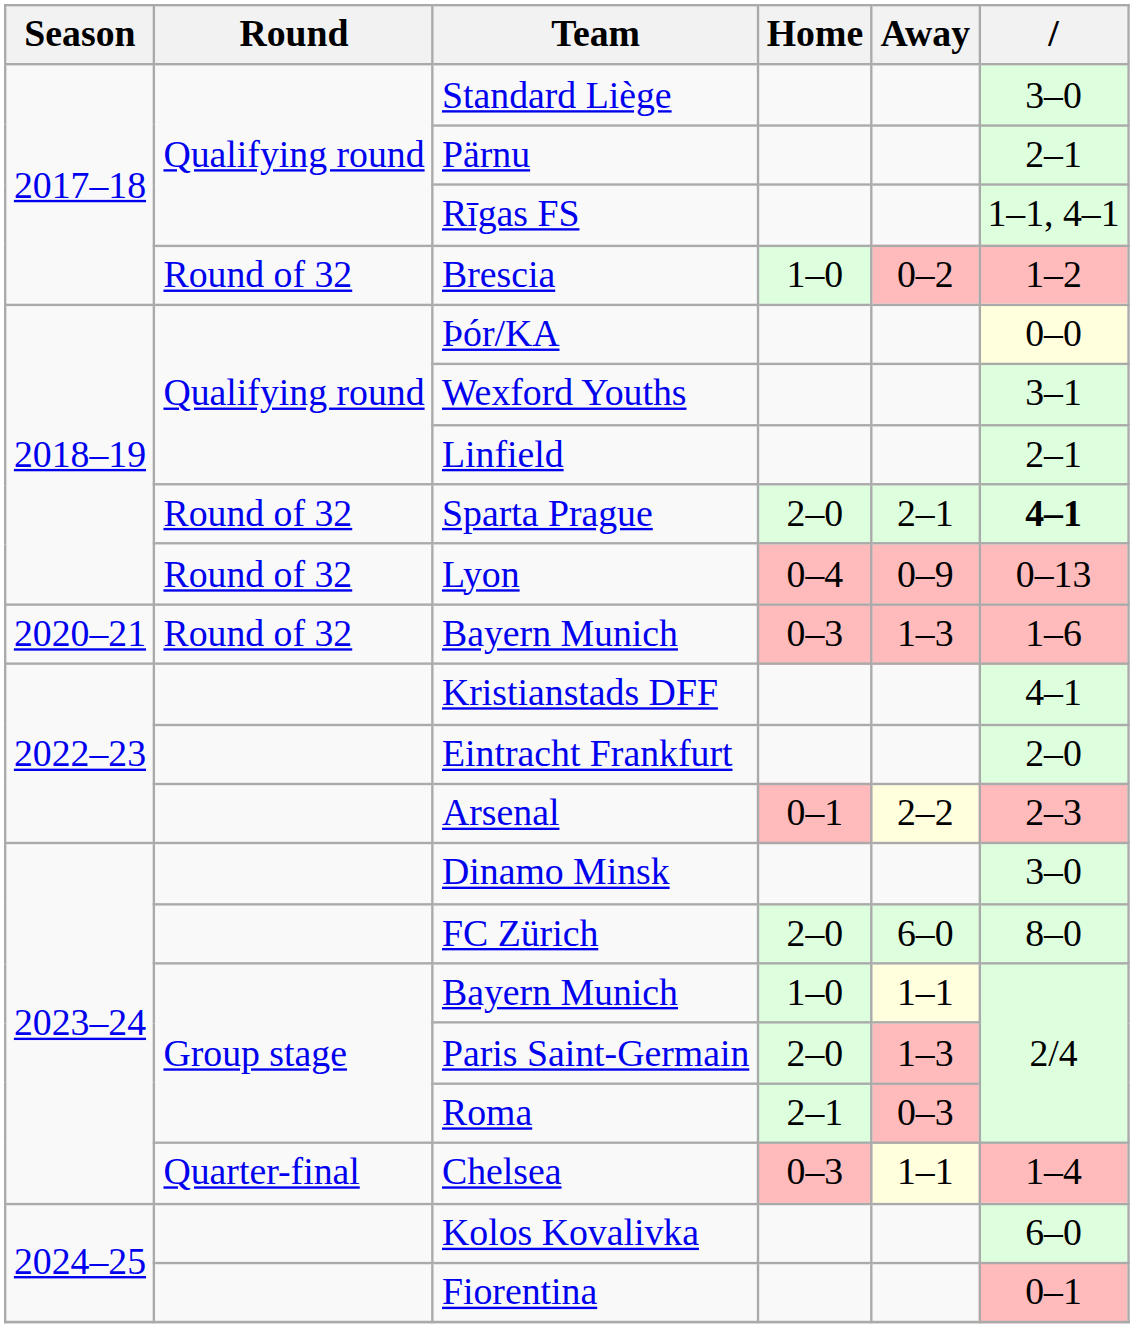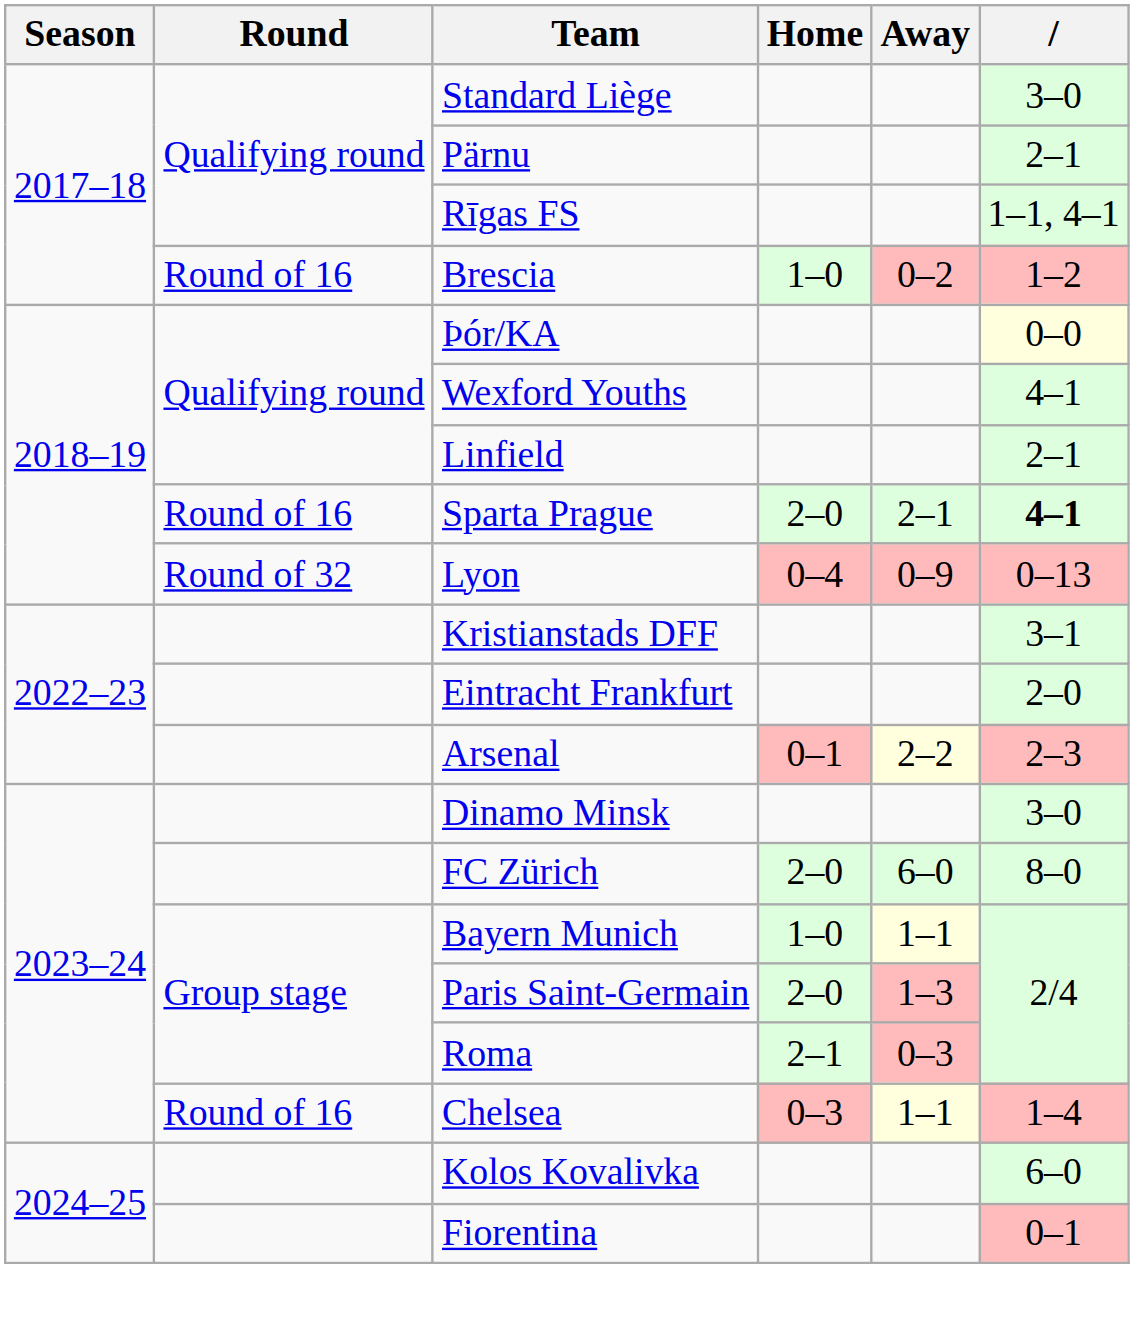(258, 273) Round of 32 -> (258, 273) Round of 16
(1054, 393) 3–1 -> (1054, 393) 4–1
(258, 513) Round of 32 -> (258, 513) Round of 16
- row: (560, 633)
(1054, 693) 4–1 -> (1054, 633) 3–1
(262, 1172) Quarter-final -> (258, 1112) Round of 16
